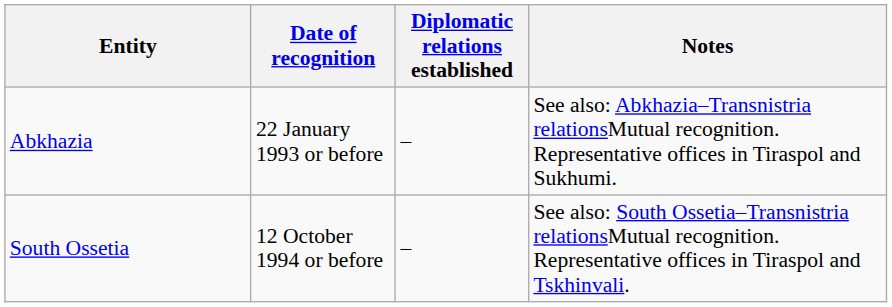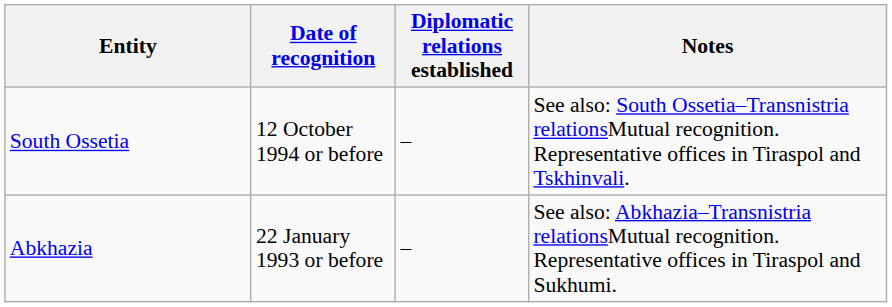rows swapped: (51, 140) <-> (70, 248)
